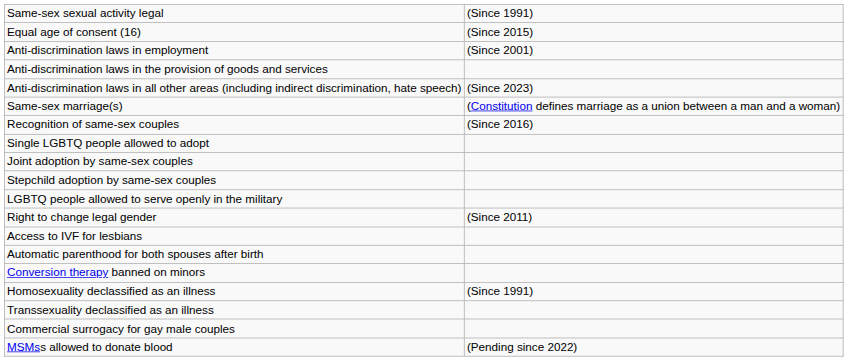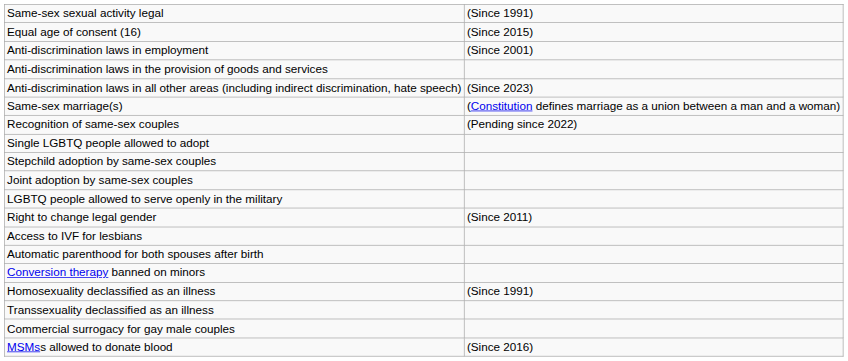(500, 124) (Since 2016) -> (522, 124) (Pending since 2022)
rows swapped: (112, 180) <-> (100, 161)
(522, 347) (Pending since 2022) -> (500, 347) (Since 2016)
